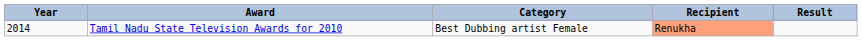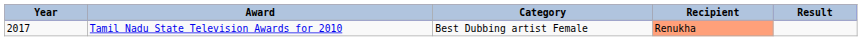(18, 28) 2014 -> (18, 28) 2017
